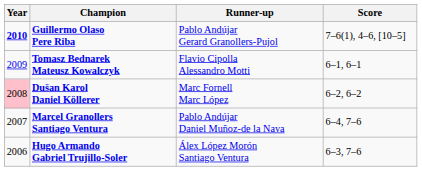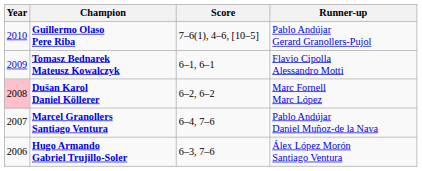columns swapped: (250, 13) <-> (370, 13)
(17, 36) bold -> (17, 36) normal
